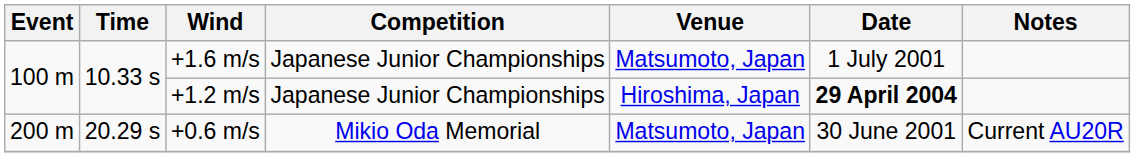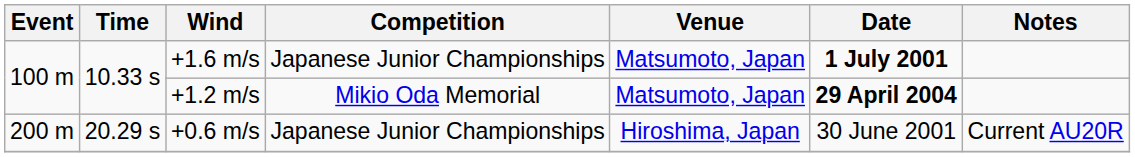(886, 59) normal -> (886, 59) bold
(438, 95) Japanese Junior Championships -> (438, 95) Mikio Oda Memorial
(710, 95) Hiroshima, Japan -> (710, 95) Matsumoto, Japan
(438, 132) Mikio Oda Memorial -> (438, 132) Japanese Junior Championships
(710, 132) Matsumoto, Japan -> (710, 132) Hiroshima, Japan
